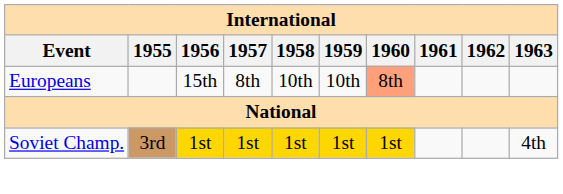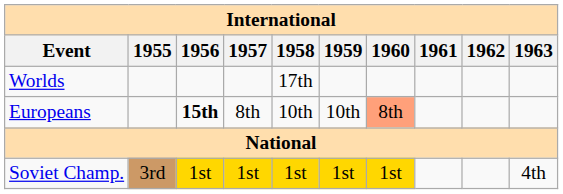+ row: (37, 81)
(200, 81) normal -> (200, 111) bold
